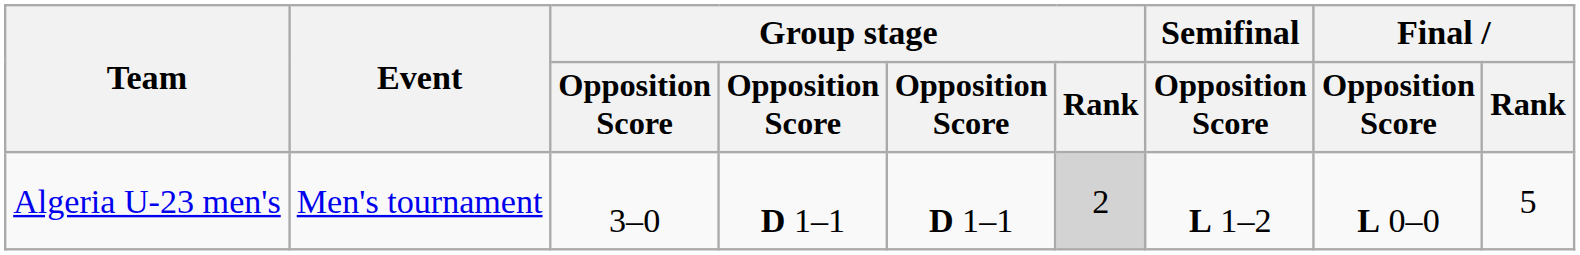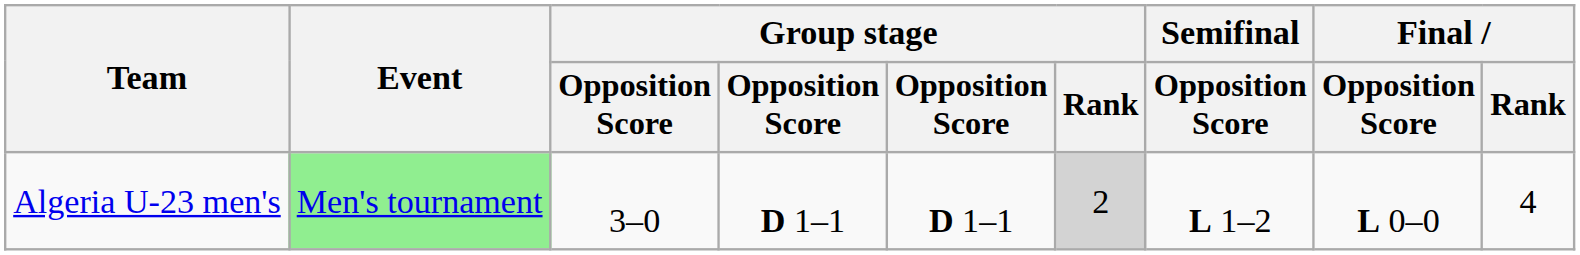(420, 200) no background -> (420, 200) lightgreen background
(1528, 200) 5 -> (1528, 200) 4
